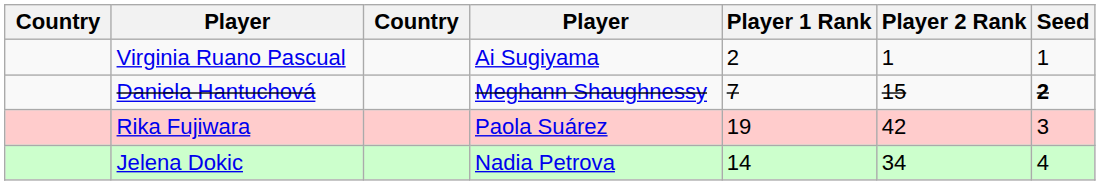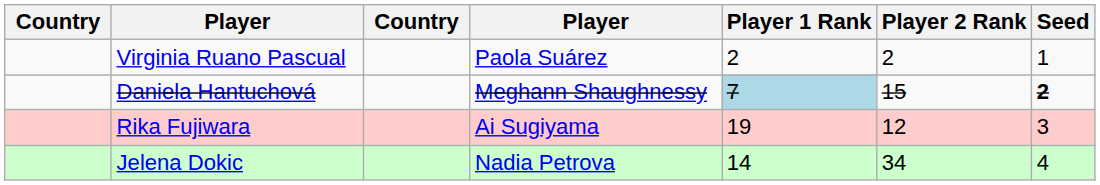(537, 57) Ai Sugiyama -> (541, 57) Paola Suárez
(888, 57) 1 -> (888, 57) 2
(733, 92) no background -> (733, 92) lightblue background
(541, 127) Paola Suárez -> (537, 127) Ai Sugiyama
(894, 127) 42 -> (894, 127) 12
